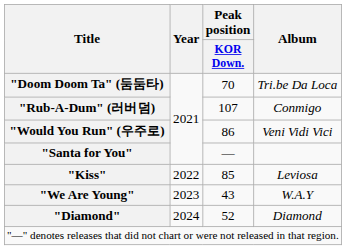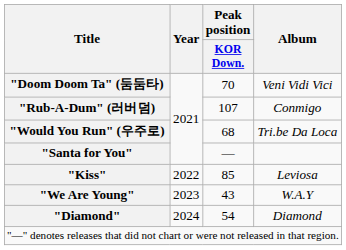(297, 85) Tri.be Da Loca -> (297, 85) Veni Vidi Vici
(228, 131) 86 -> (228, 131) 68
(297, 131) Veni Vidi Vici -> (297, 131) Tri.be Da Loca
(228, 216) 52 -> (228, 216) 54
